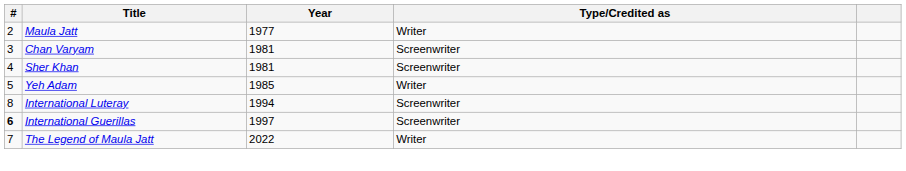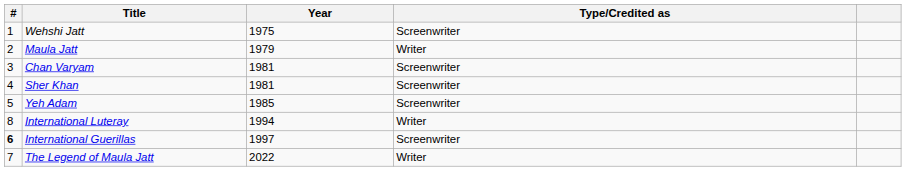+ row: (54, 31)
(262, 31) 1977 -> (262, 49) 1979
(411, 85) Writer -> (428, 103) Screenwriter
(428, 103) Screenwriter -> (411, 121) Writer
